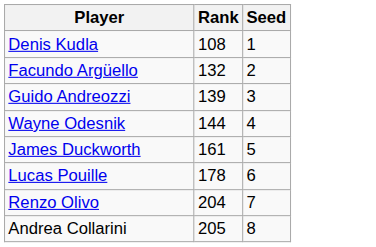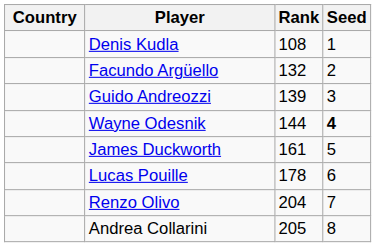+ column: (45, 17)
(251, 123) normal -> (331, 123) bold
